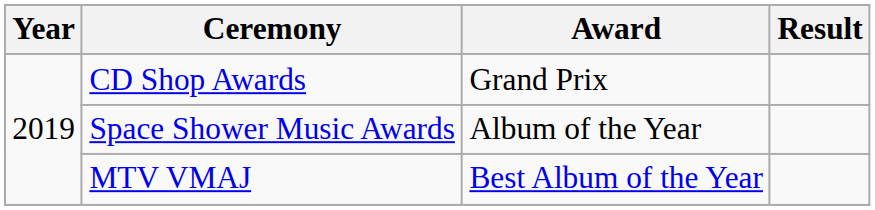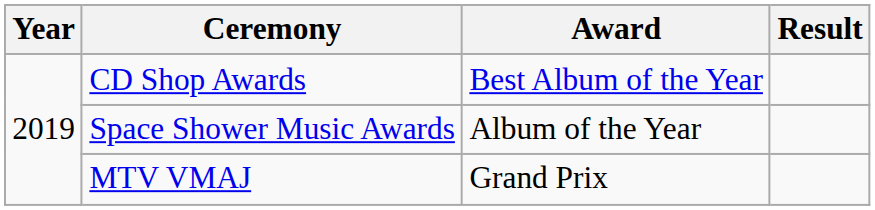(539, 79) Grand Prix -> (616, 79) Best Album of the Year
(616, 178) Best Album of the Year -> (539, 178) Grand Prix
